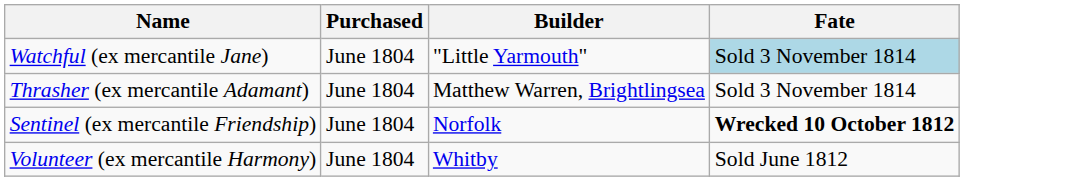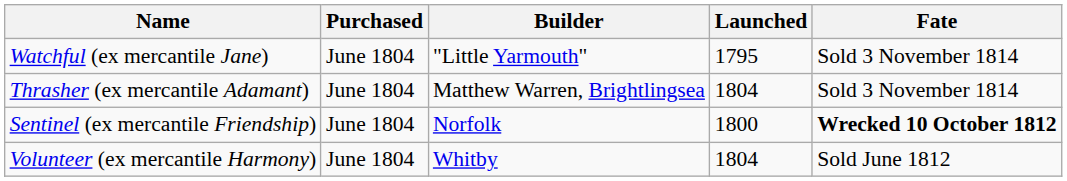+ column: (761, 21)
(815, 55) lightblue background -> (918, 55) no background
